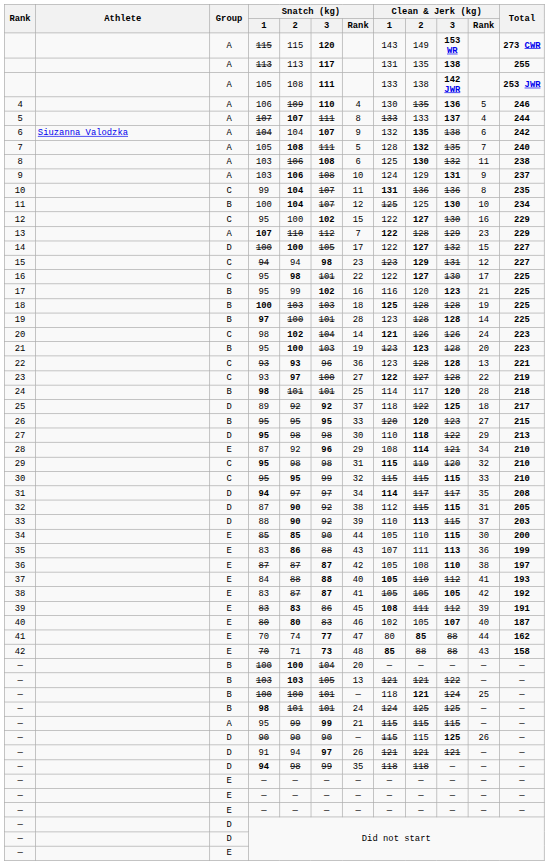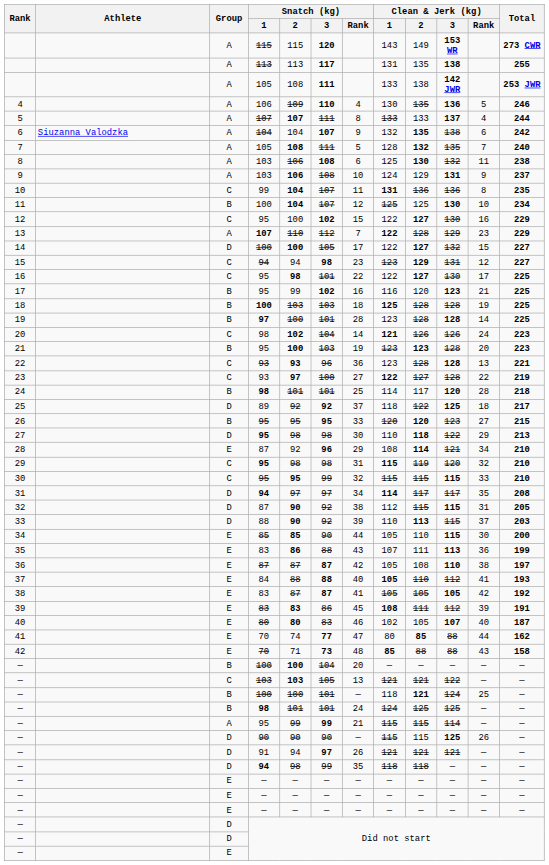(229, 680) B -> (229, 680) C
(452, 724) 115 -> (452, 724) 114
